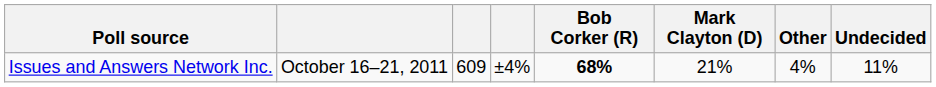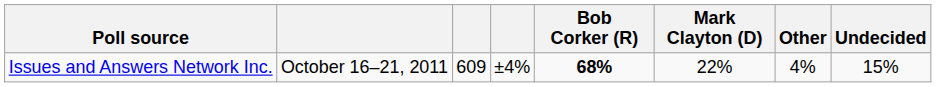(715, 67) 21% -> (715, 67) 22%
(881, 67) 11% -> (881, 67) 15%
